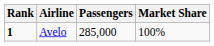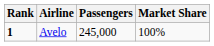(98, 31) 285,000 -> (98, 31) 245,000
